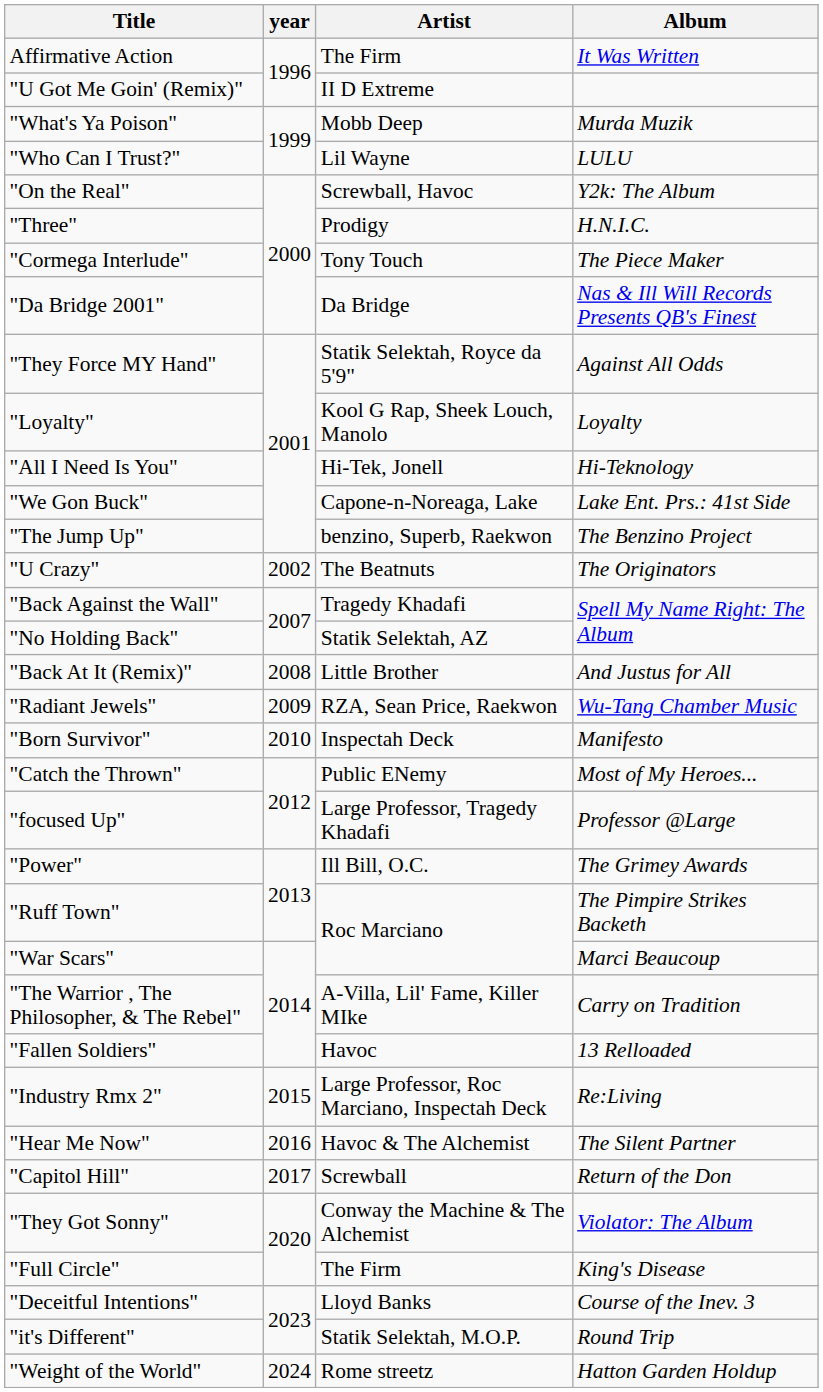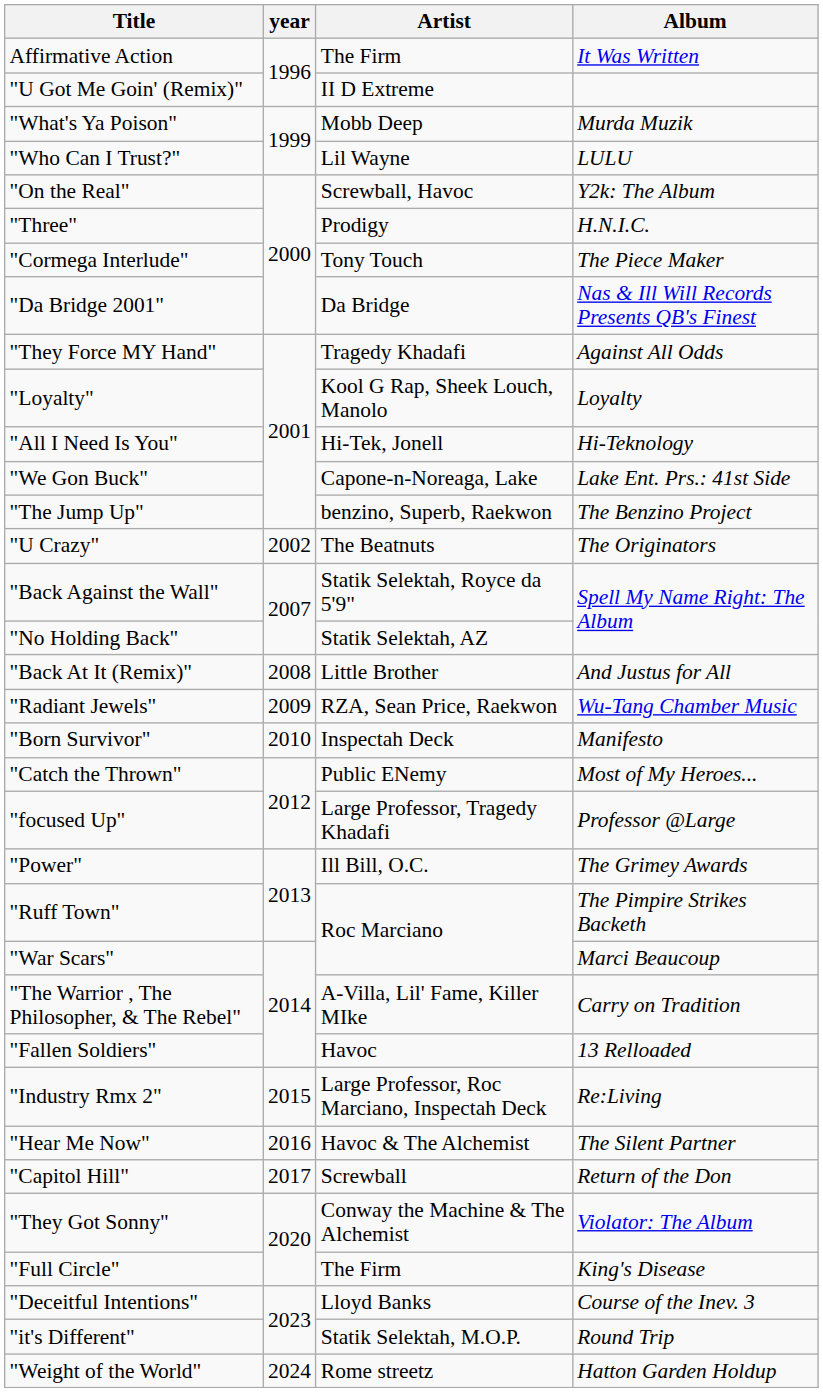(431, 363) Statik Selektah, Royce da 5'9" -> (393, 351) Tragedy Khadafi
(393, 603) Tragedy Khadafi -> (431, 591) Statik Selektah, Royce da 5'9"
